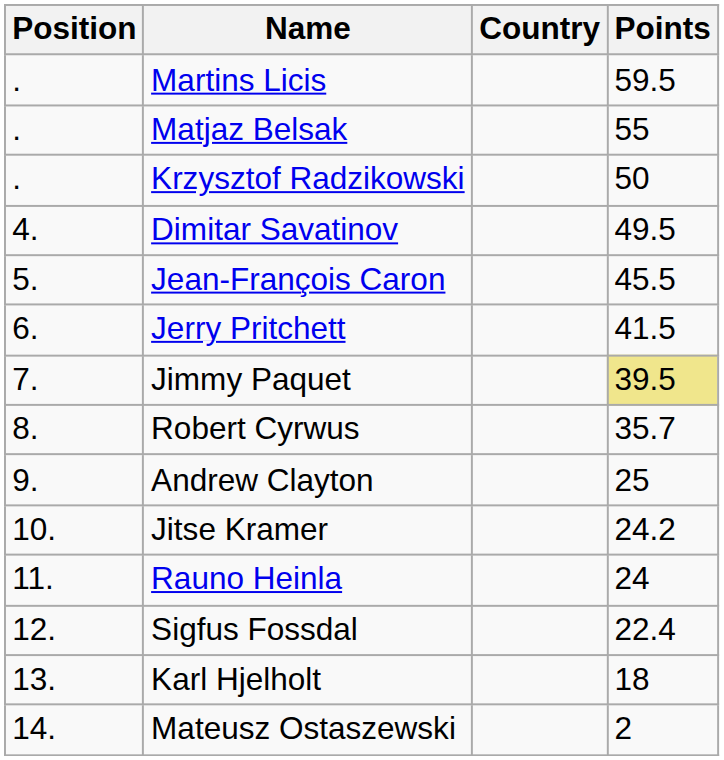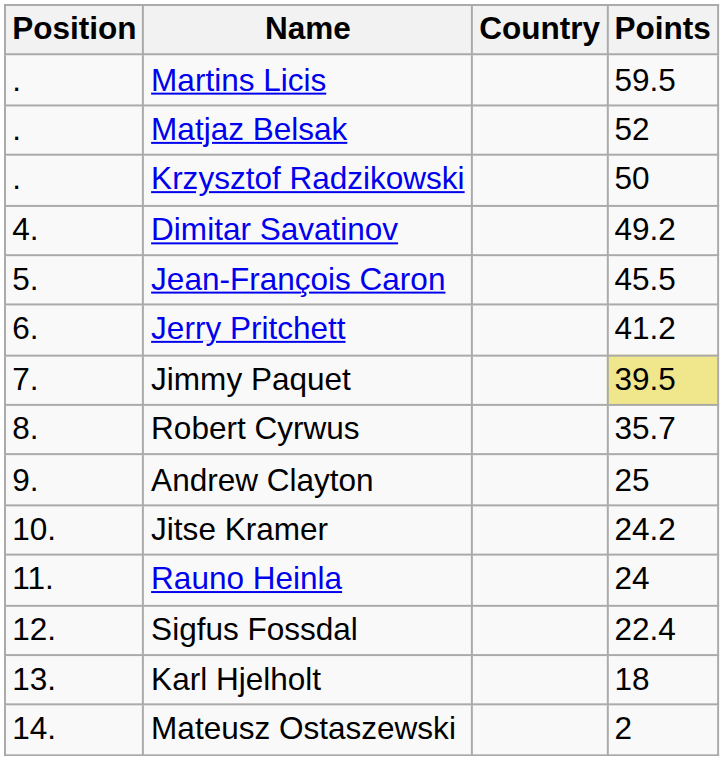(632, 129) 55 -> (632, 129) 52
(645, 229) 49.5 -> (645, 229) 49.2
(645, 329) 41.5 -> (645, 329) 41.2
